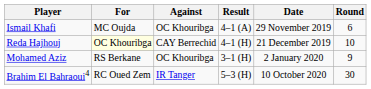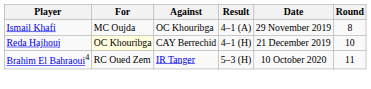(350, 27) 6 -> (350, 27) 8
- row: (37, 58)
(350, 75) 30 -> (350, 59) 11
